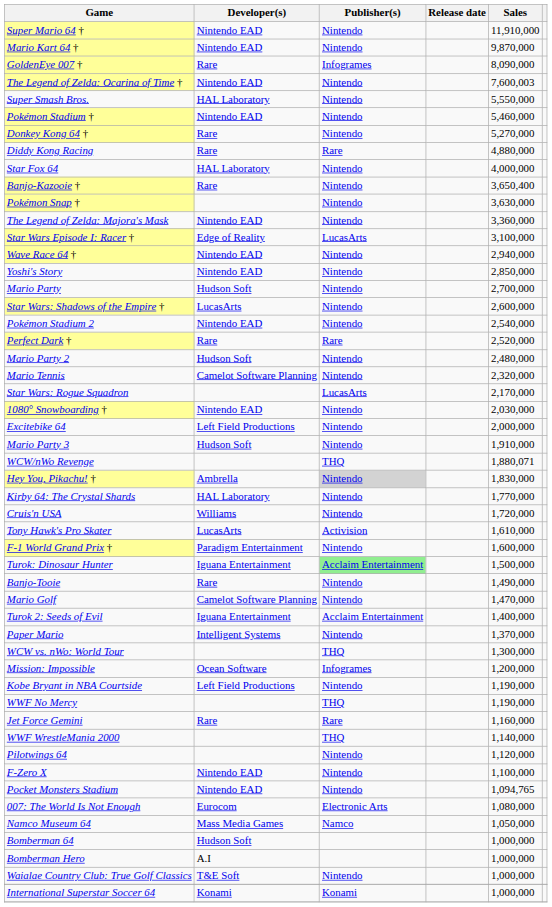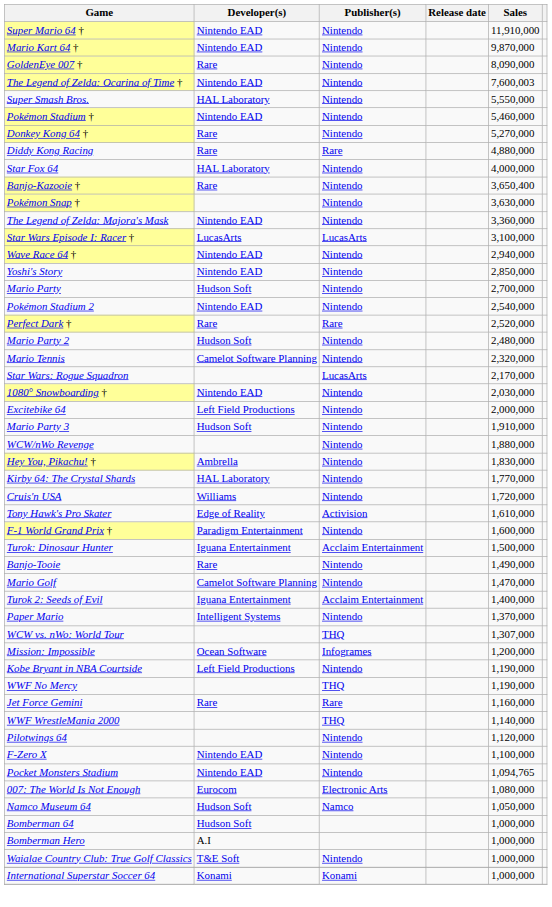(347, 64) Infogrames -> (342, 64) Nintendo
(231, 237) Edge of Reality -> (219, 237) LucasArts
- row: (86, 306)
(333, 461) THQ -> (342, 444) Nintendo
(513, 461) 1,880,071 -> (513, 444) 1,880,000
(342, 479) lightgrey background -> (342, 461) no background
(219, 530) LucasArts -> (231, 513) Edge of Reality
(373, 565) lightgreen background -> (373, 548) no background
(513, 651) 1,300,000 -> (513, 634) 1,307,000
(240, 824) Mass Media Games -> (224, 806) Hudson Soft
